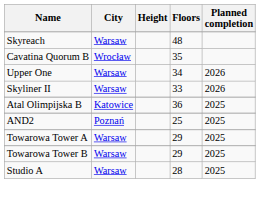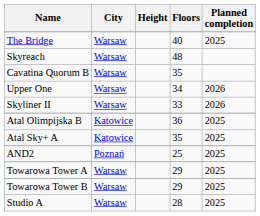+ row: (30, 40)
(112, 56) Wrocław -> (110, 72) Warsaw
+ row: (32, 137)
